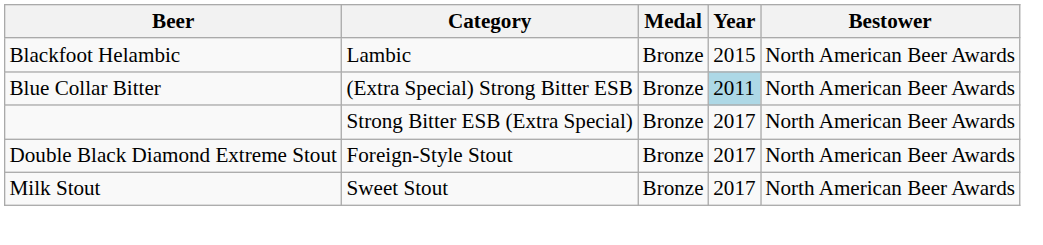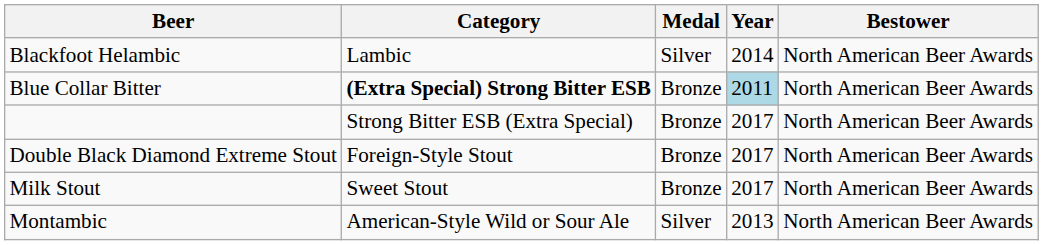(673, 54) Bronze -> (686, 54) Silver
(734, 54) 2015 -> (752, 54) 2014
(490, 88) normal -> (499, 88) bold
+ row: (58, 222)
